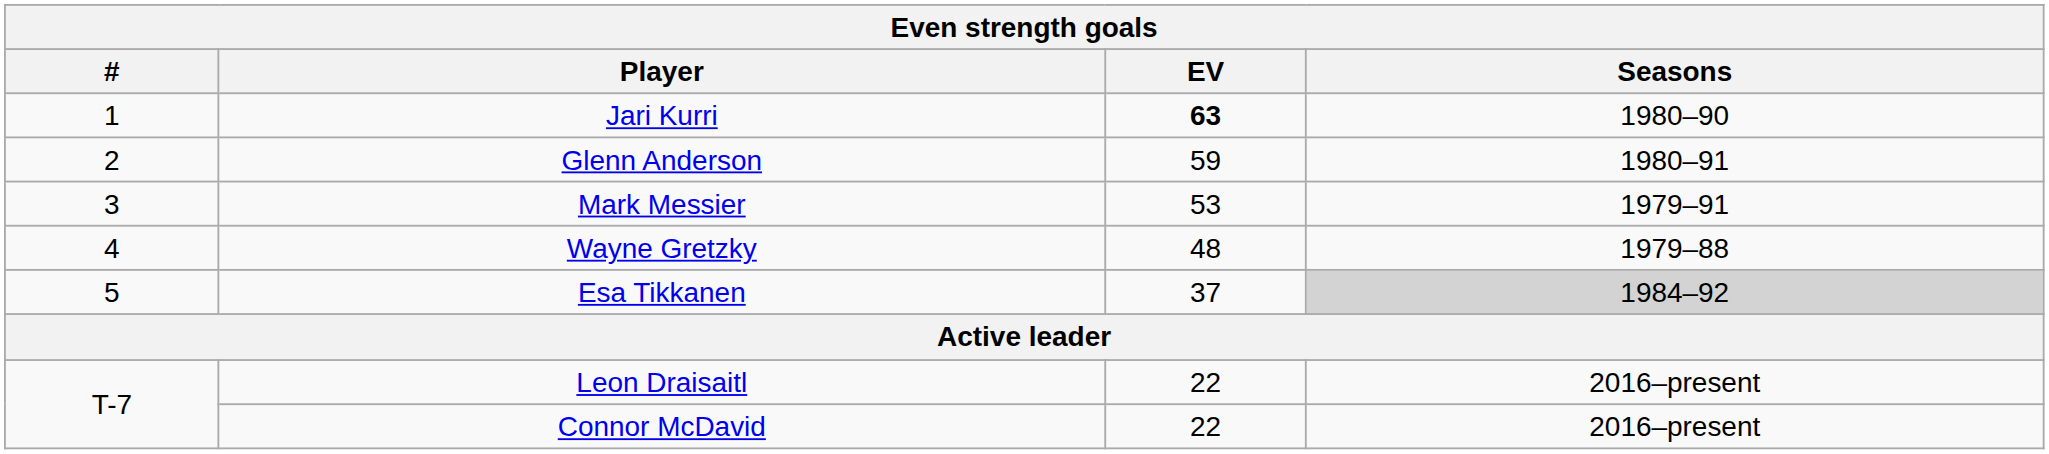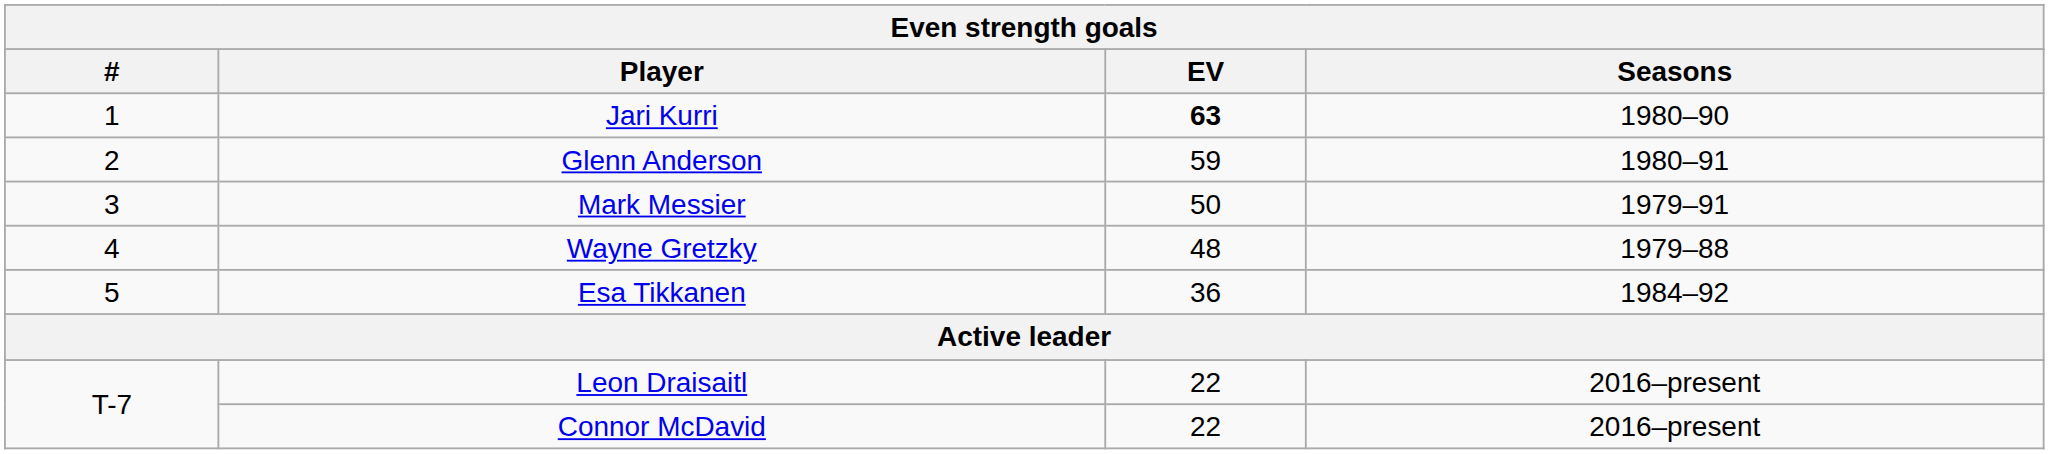(1206, 204) 53 -> (1206, 204) 50
(1206, 293) 37 -> (1206, 293) 36
(1675, 293) lightgrey background -> (1675, 293) no background
